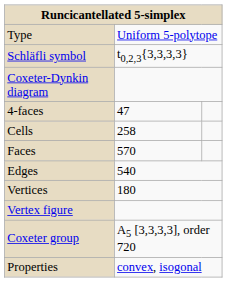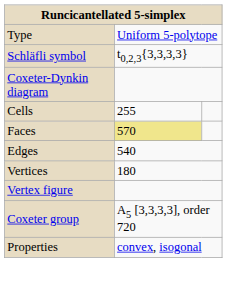- row: (25, 111)
(126, 131) 258 -> (126, 111) 255
(126, 150) no background -> (126, 131) khaki background
